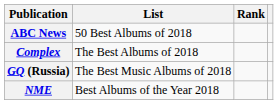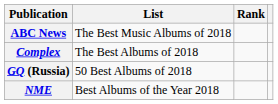(133, 33) 50 Best Albums of 2018 -> (153, 33) The Best Music Albums of 2018
(153, 71) The Best Music Albums of 2018 -> (133, 71) 50 Best Albums of 2018
